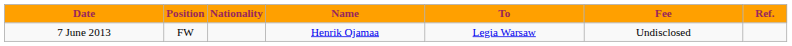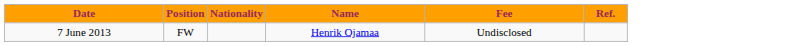- column: (504, 14)
